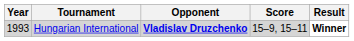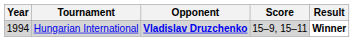(18, 29) 1993 -> (18, 29) 1994
